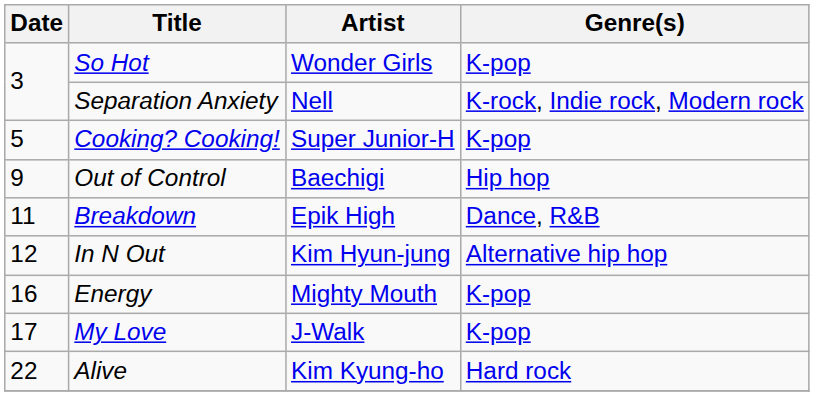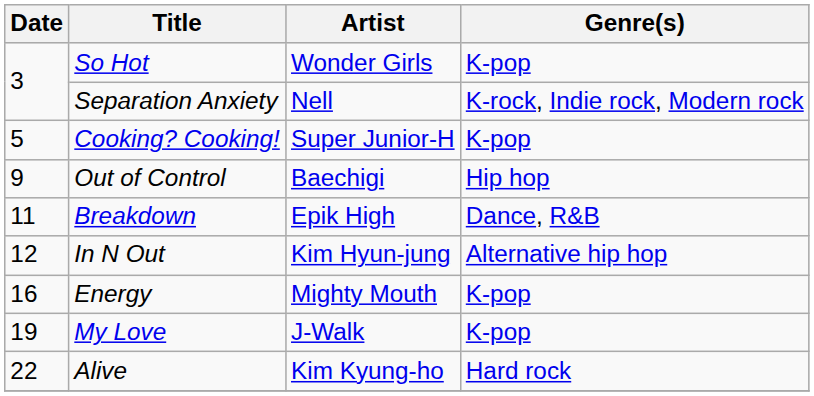(24, 332) 17 -> (24, 332) 19
